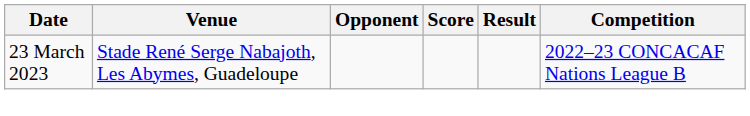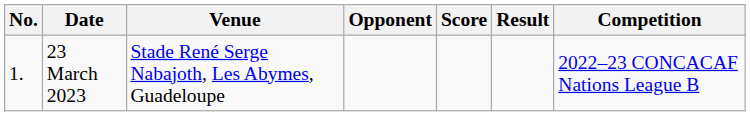+ column: (23, 19)
